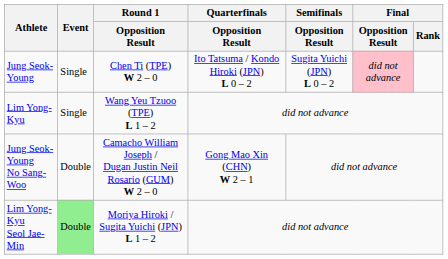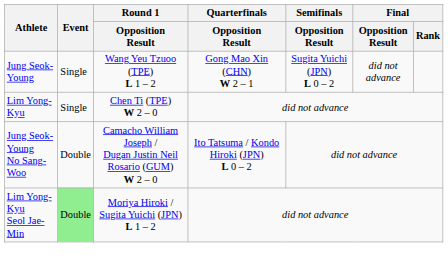(141, 72) Chen Ti (TPE) W 2 – 0 -> (141, 72) Wang Yeu Tzuoo (TPE) L 1 – 2
(237, 72) Ito Tatsuma / Kondo Hiroki (JPN) L 0 – 2 -> (237, 72) Gong Mao Xin (CHN) W 2 – 1
(383, 72) pink background -> (383, 72) no background
(141, 113) Wang Yeu Tzuoo (TPE) L 1 – 2 -> (141, 107) Chen Ti (TPE) W 2 – 0
(237, 167) Gong Mao Xin (CHN) W 2 – 1 -> (237, 155) Ito Tatsuma / Kondo Hiroki (JPN) L 0 – 2
